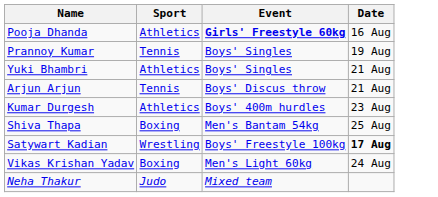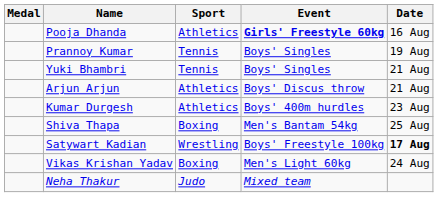+ column: (24, 13)
(170, 70) Athletics -> (198, 70) Tennis
(160, 88) Tennis -> (208, 88) Athletics
